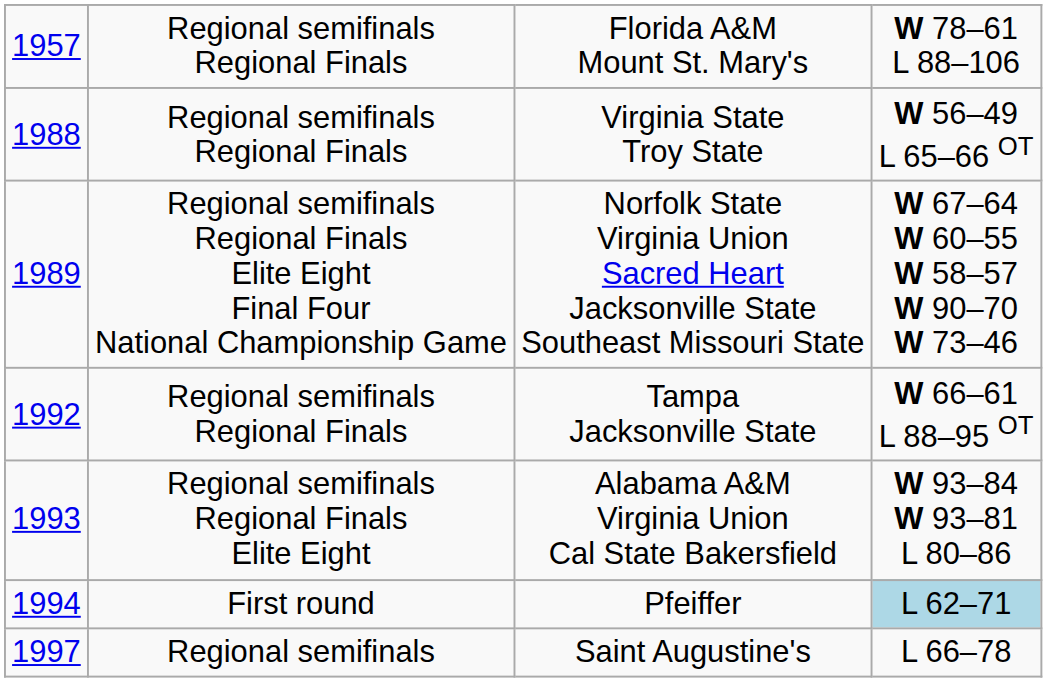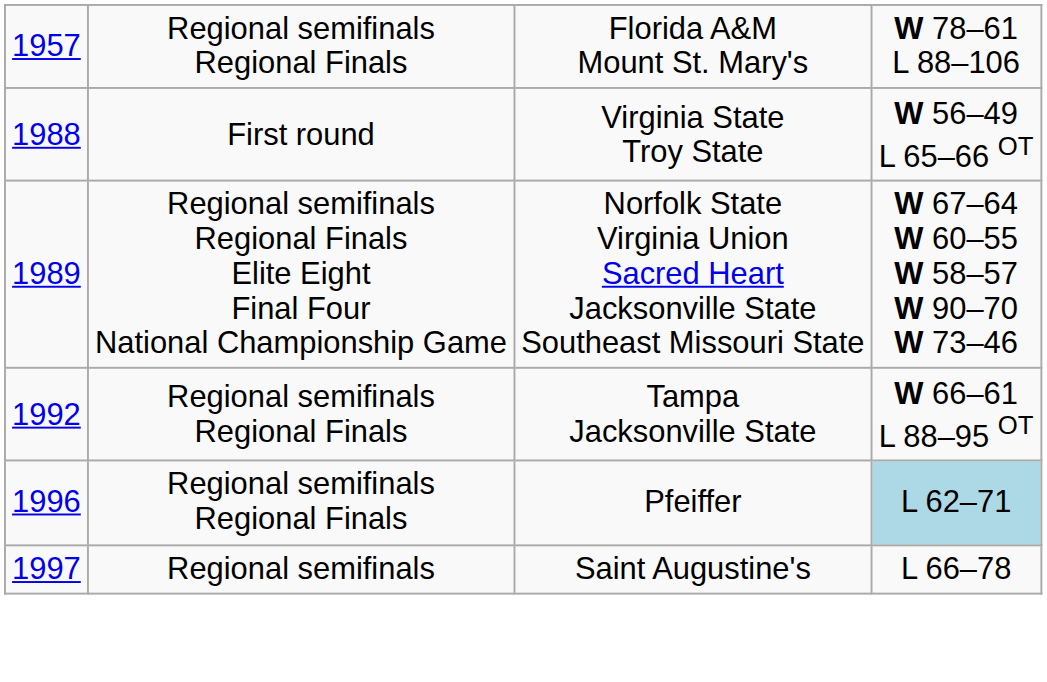(301, 134) Regional semifinals Regional Finals -> (301, 134) First round
- row: (693, 519)
(46, 603) 1994 -> (46, 502) 1996
(301, 603) First round -> (301, 502) Regional semifinals Regional Finals
